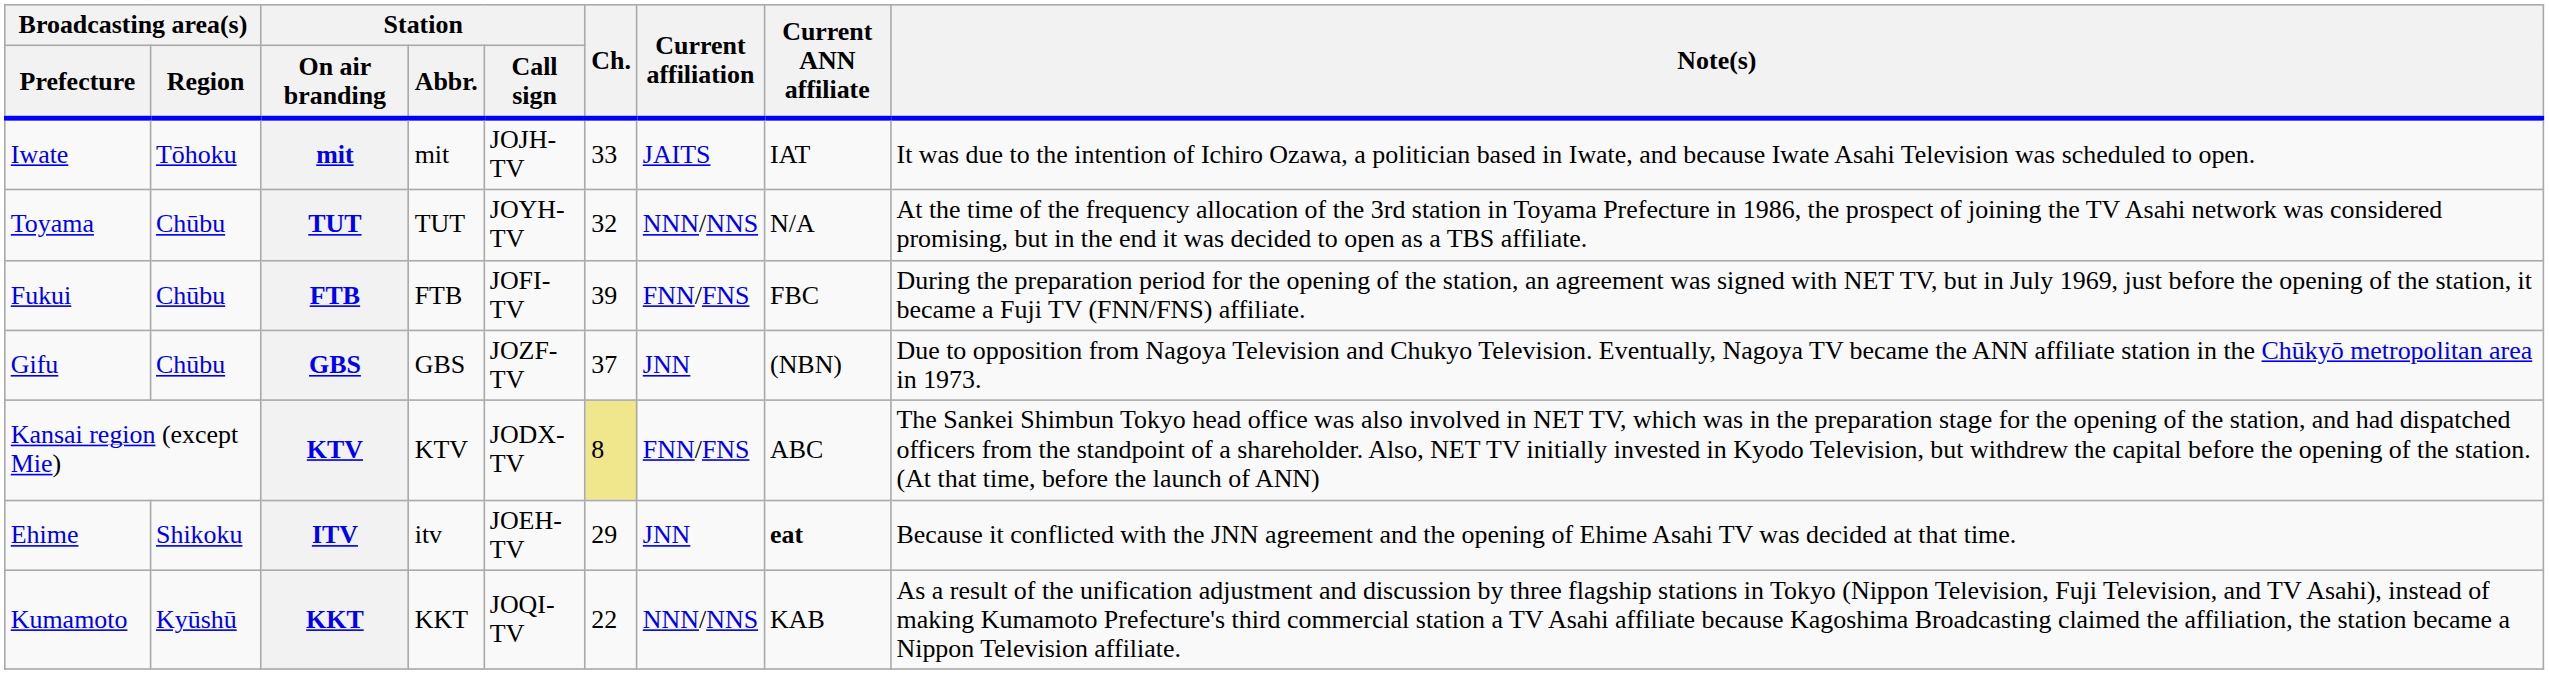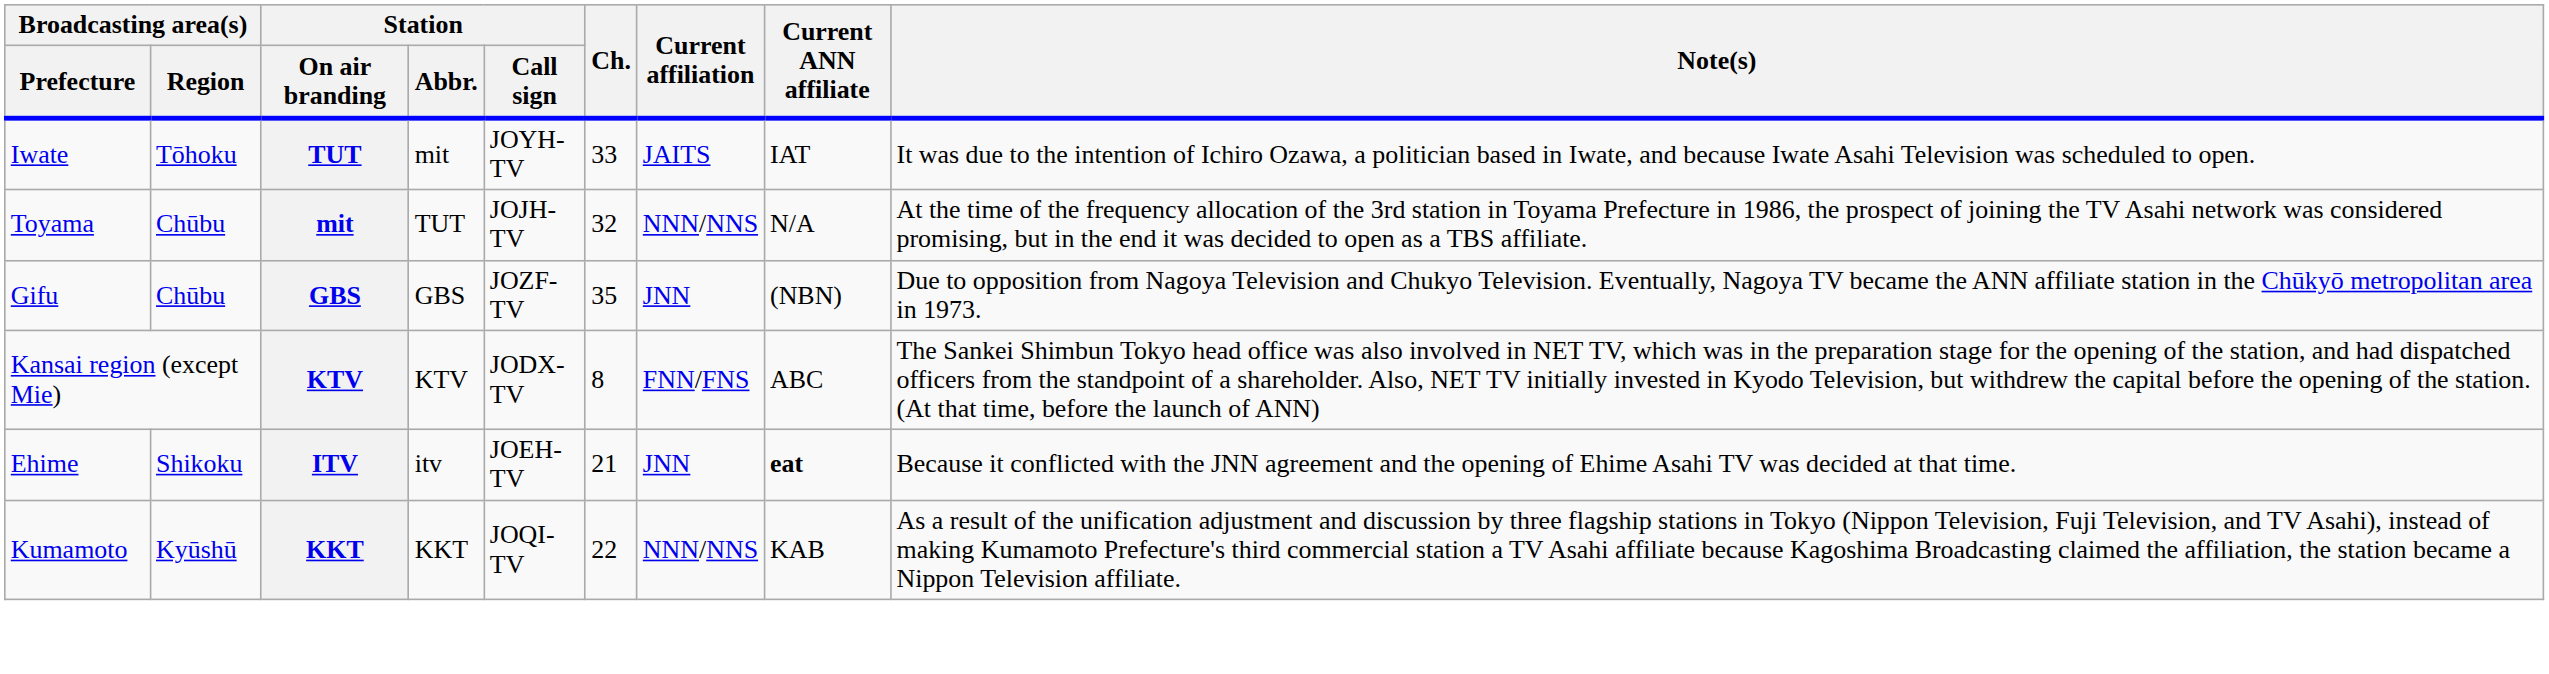(335, 154) mit -> (335, 154) TUT
(523, 154) JOJH-TV -> (527, 154) JOYH-TV
(335, 224) TUT -> (335, 224) mit
(527, 224) JOYH-TV -> (523, 224) JOJH-TV
- row: (41, 294)
(604, 365) 37 -> (604, 294) 35
(598, 449) khaki background -> (598, 379) no background
(604, 534) 29 -> (604, 464) 21
